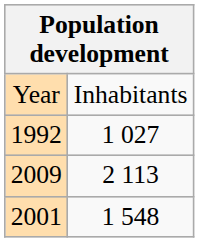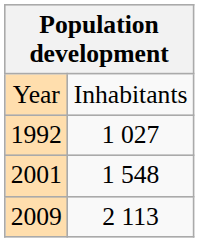rows swapped: (36, 216) <-> (36, 175)
